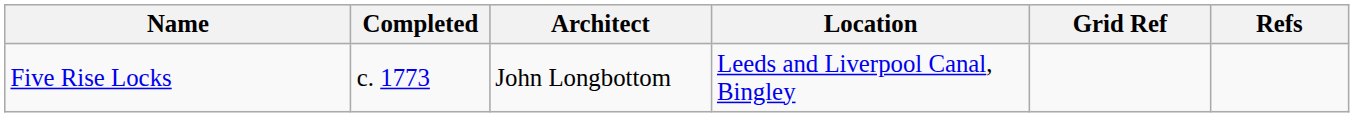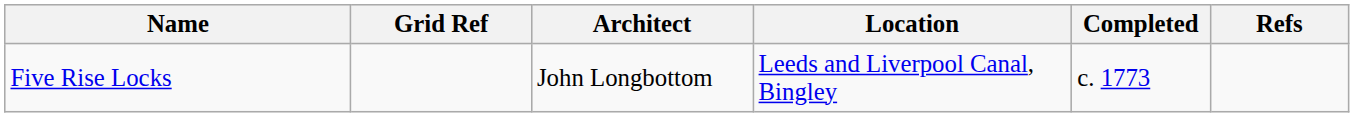columns swapped: (420, 24) <-> (1120, 24)
